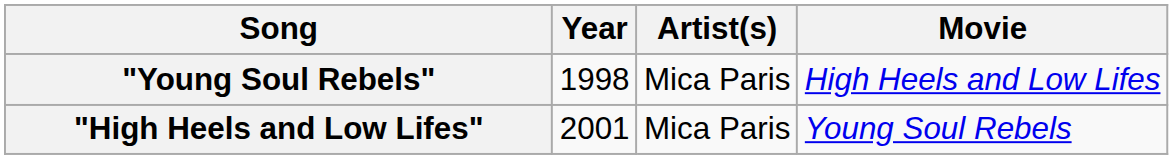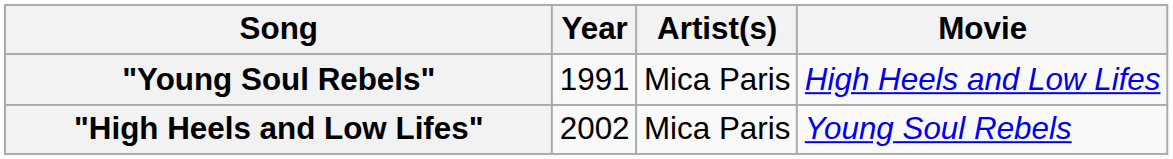(595, 79) 1998 -> (595, 79) 1991
(595, 128) 2001 -> (595, 128) 2002
